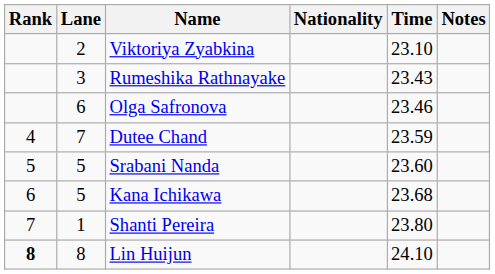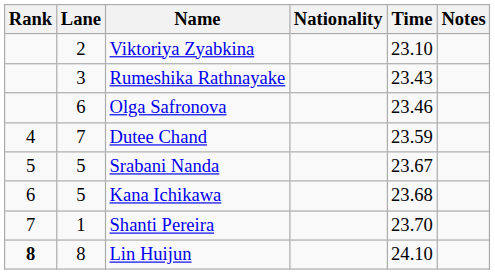(412, 166) 23.60 -> (412, 166) 23.67
(412, 225) 23.80 -> (412, 225) 23.70
